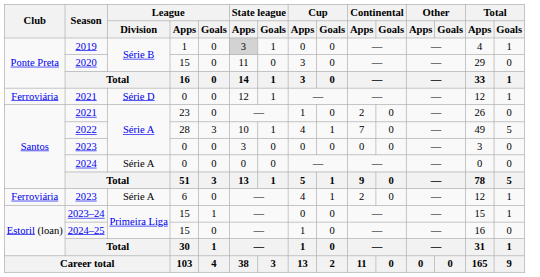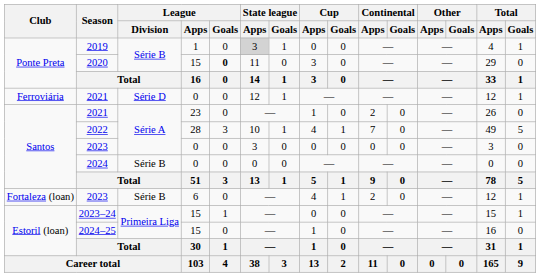(214, 63) normal -> (225, 63) bold
(139, 163) Série A -> (150, 163) Série B
(35, 197) Ferroviária -> (40, 197) Fortaleza (loan)
(139, 197) Série A -> (150, 197) Série B
